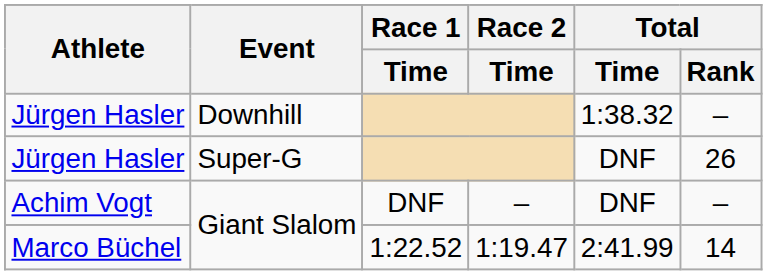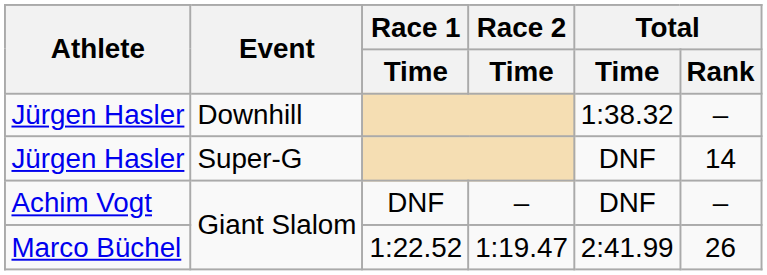(721, 159) 26 -> (721, 159) 14
(721, 247) 14 -> (721, 247) 26
